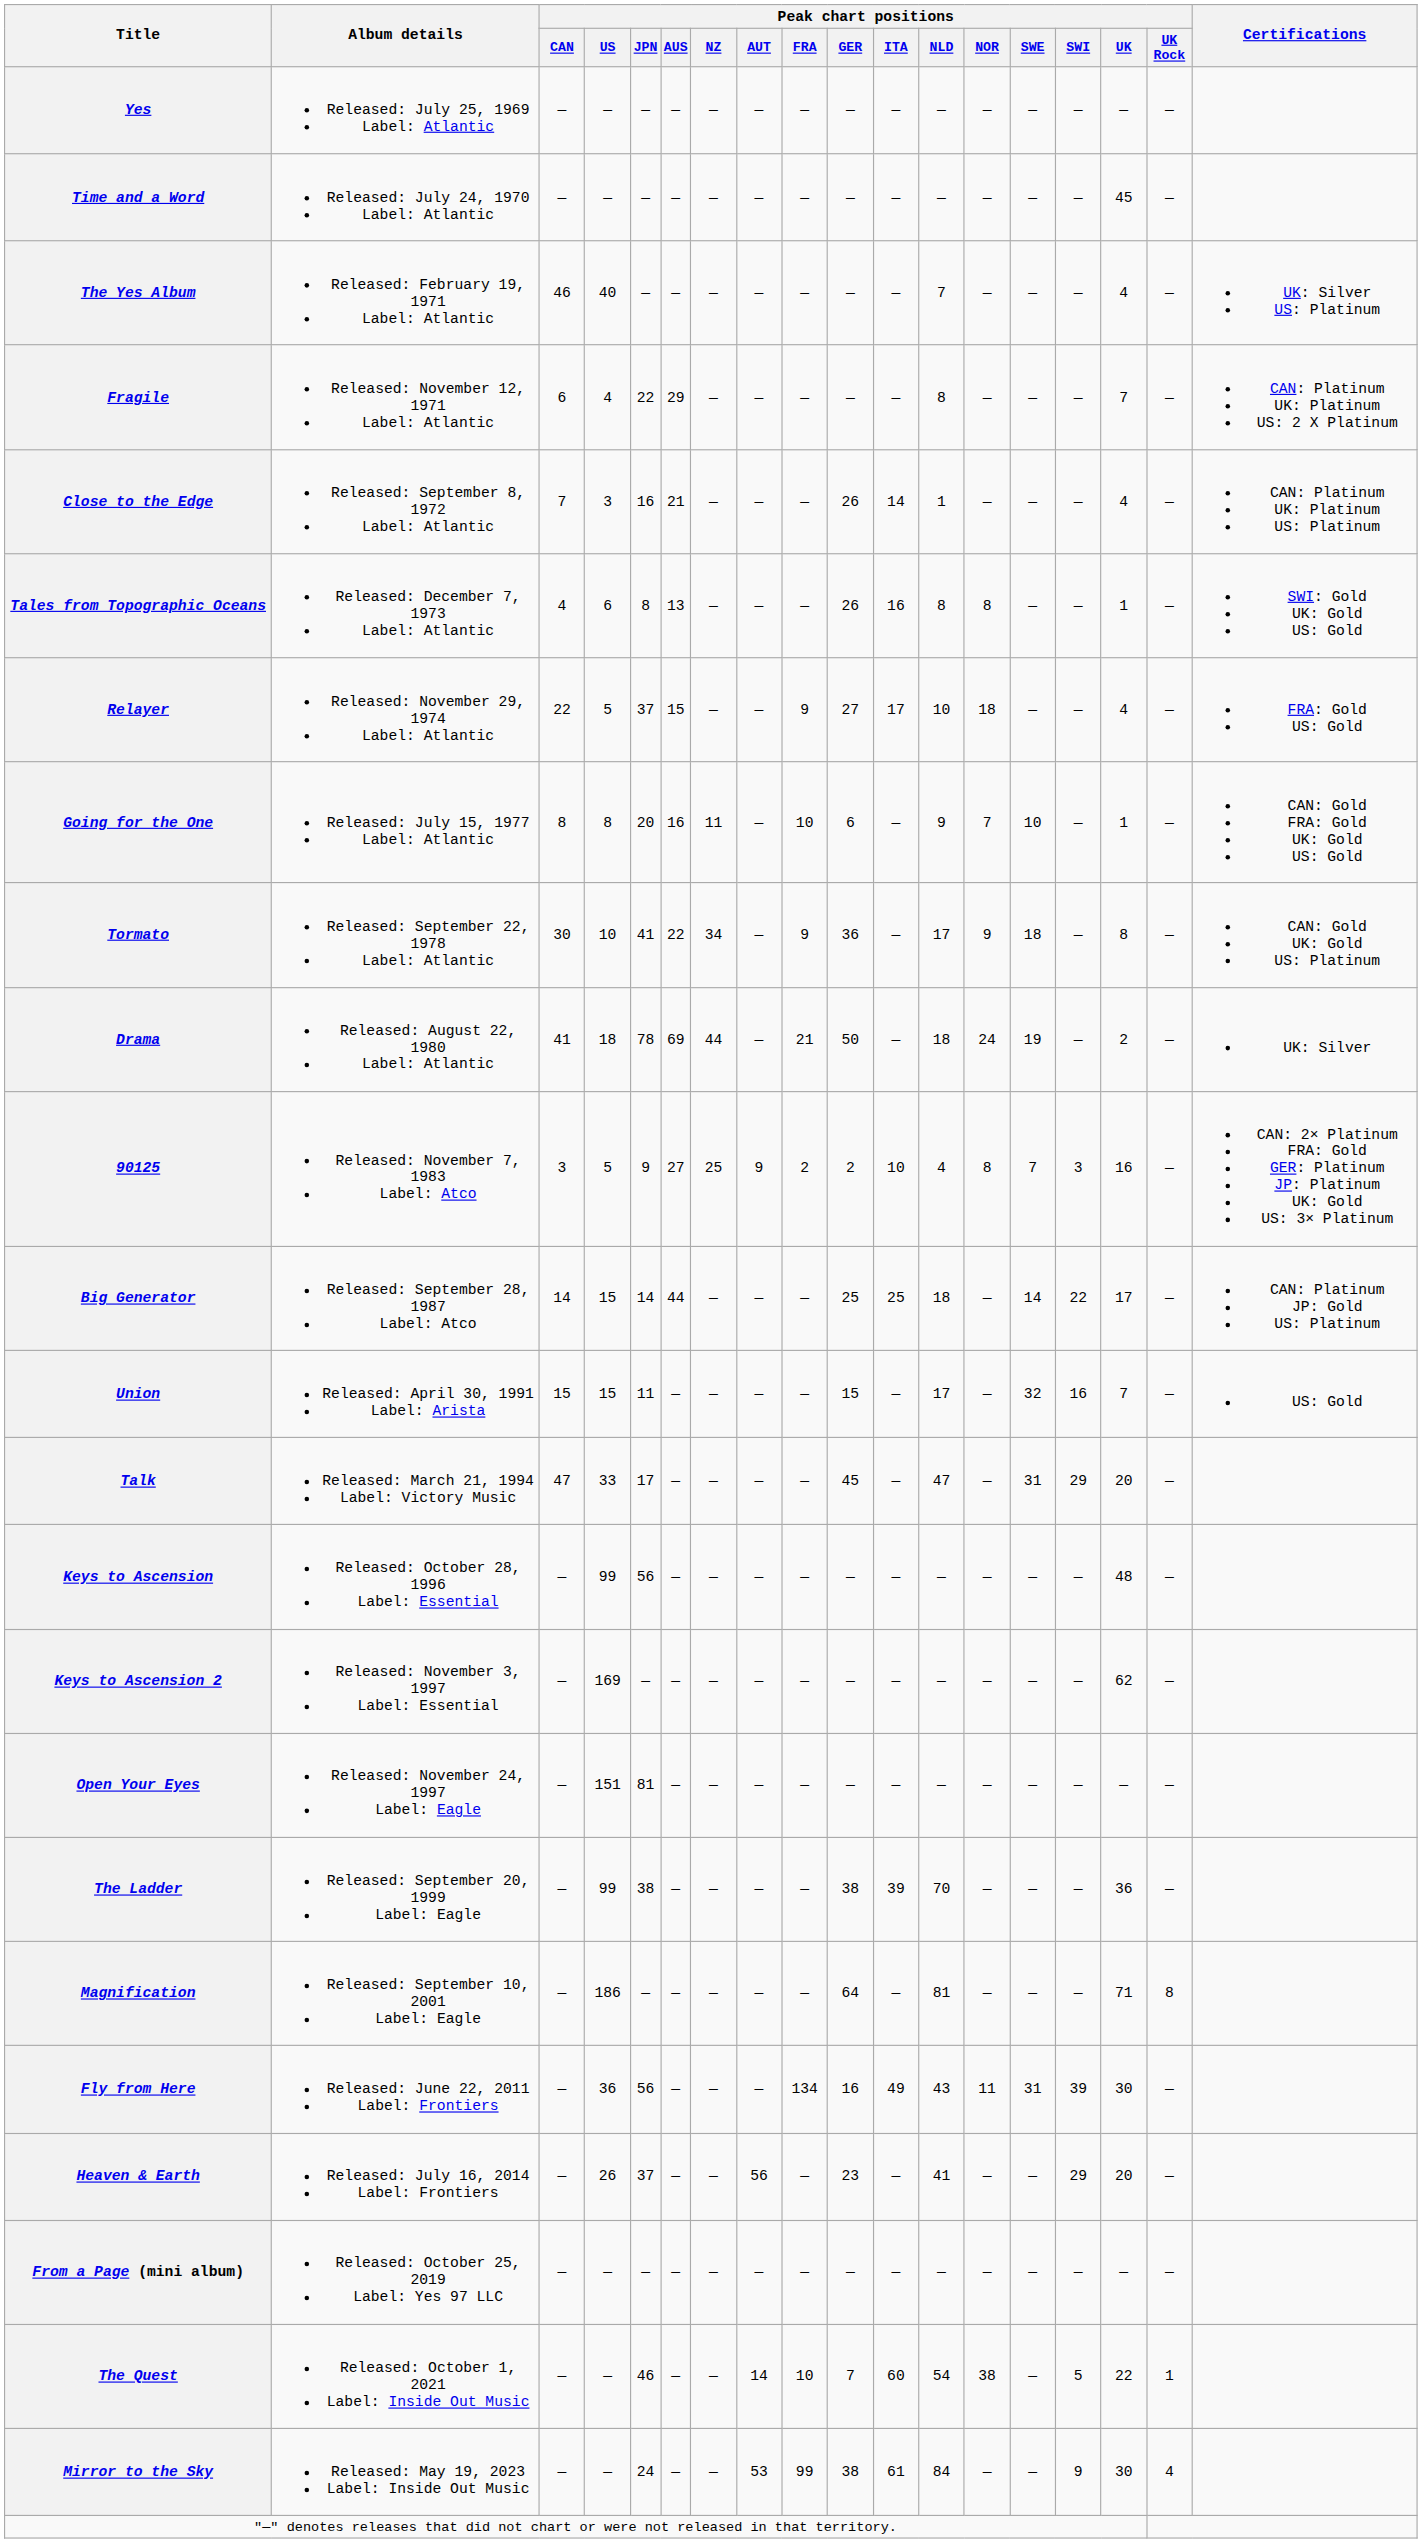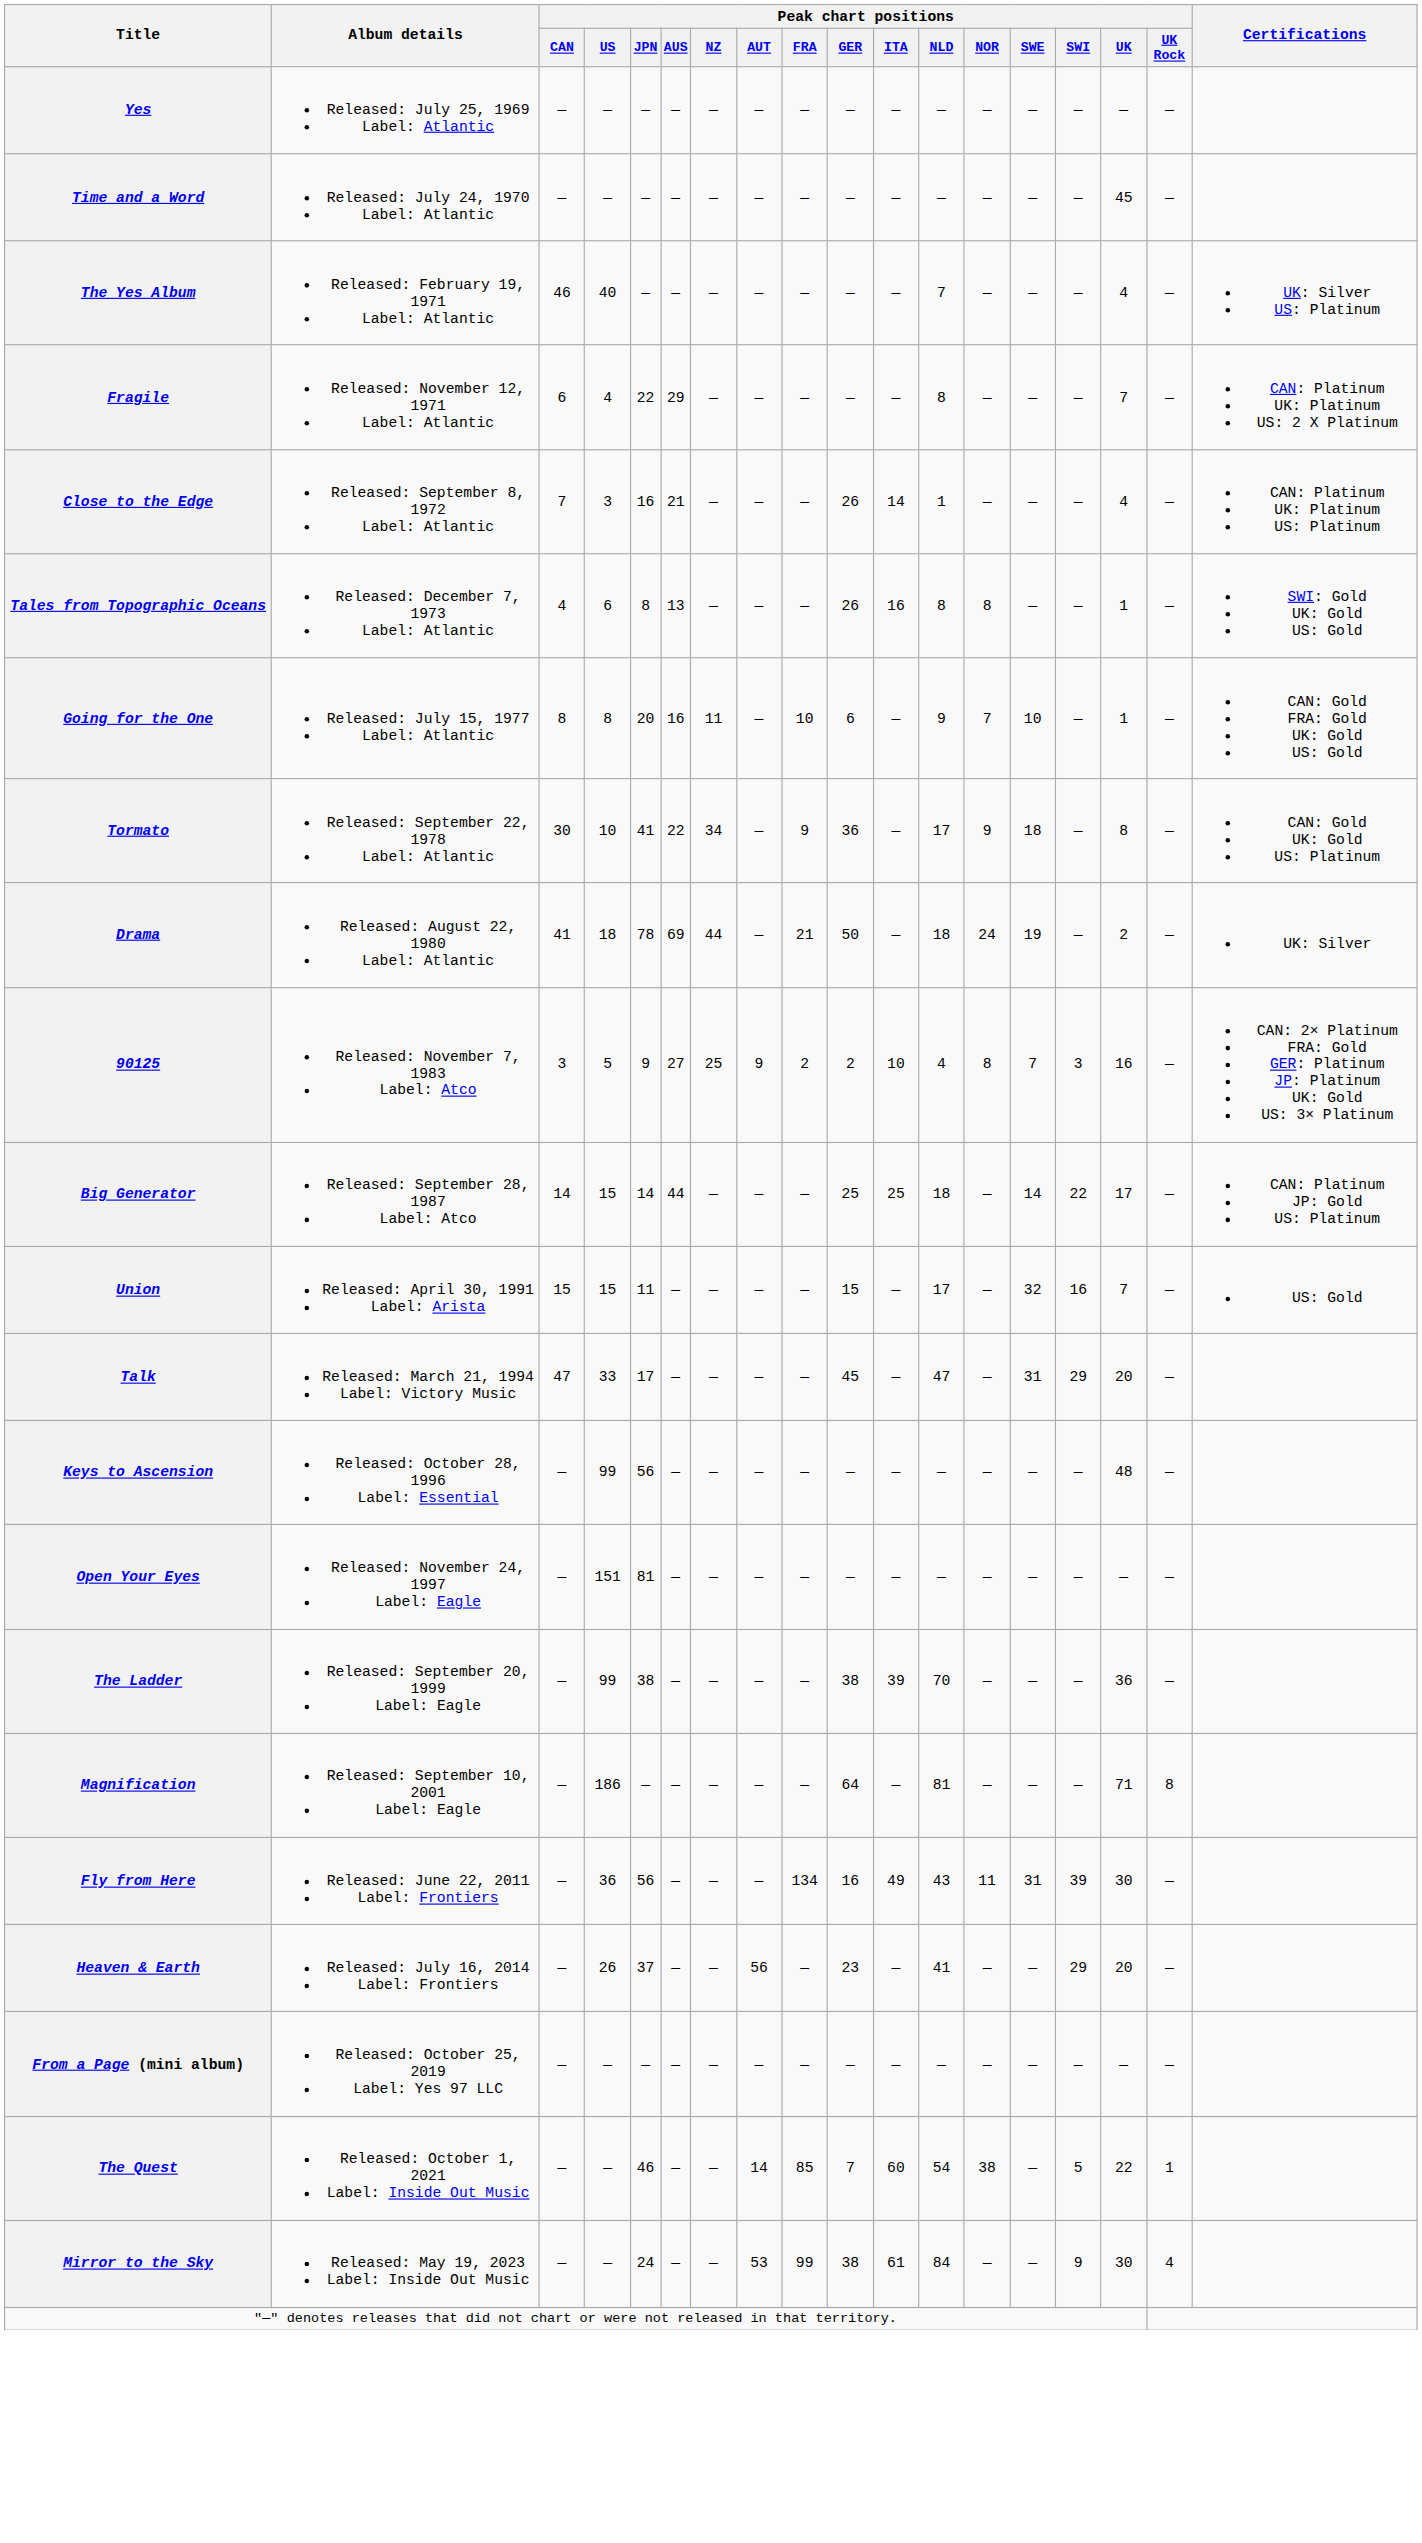- row: (138, 710)
- row: (138, 1681)
(805, 2377) 10 -> (805, 2168) 85
